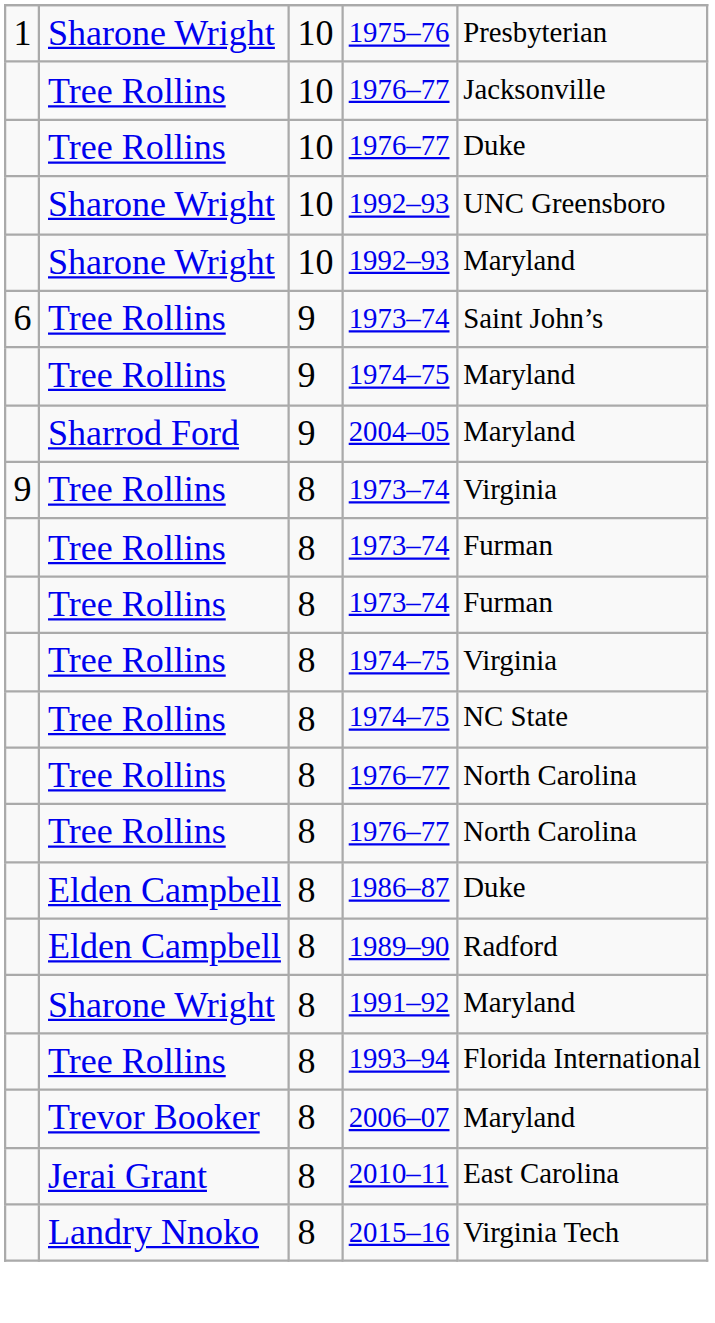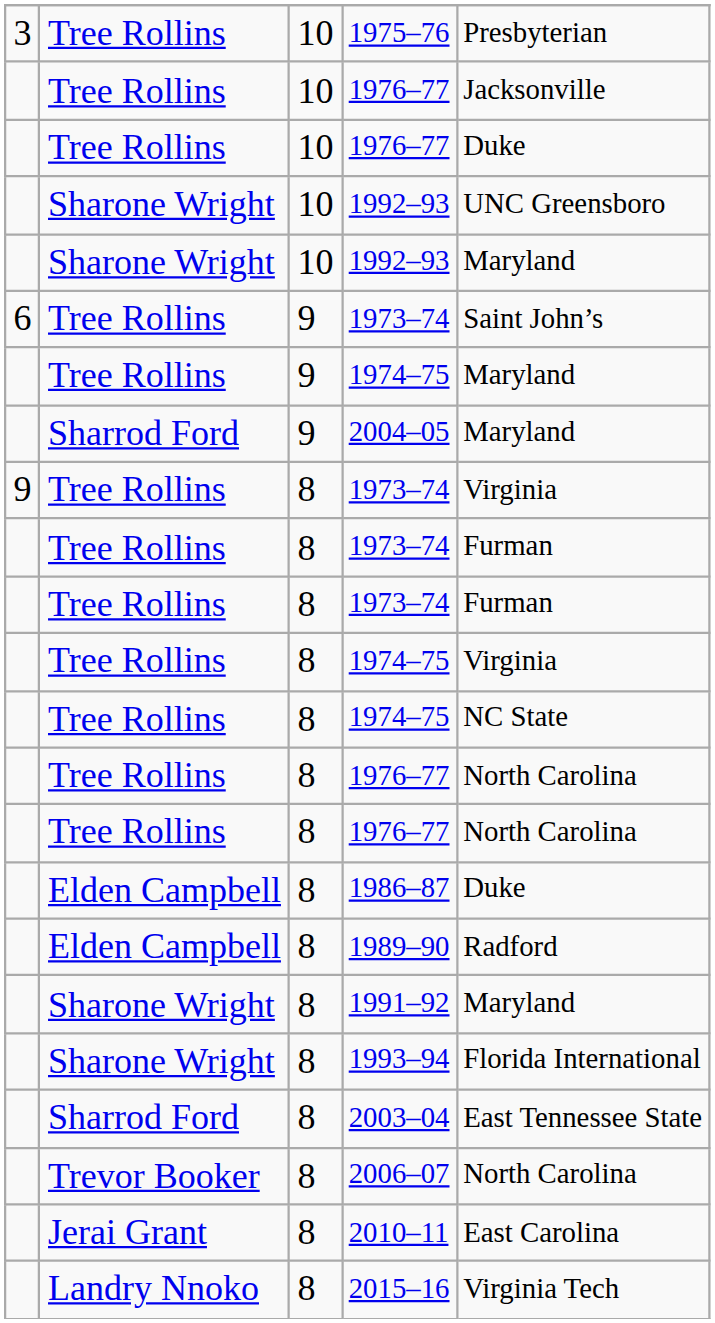(22, 33) 1 -> (22, 33) 3
(161, 33) Sharone Wright -> (137, 33) Tree Rollins
(137, 1060) Tree Rollins -> (161, 1060) Sharone Wright
+ row: (307, 1117)
(519, 1117) Maryland -> (550, 1174) North Carolina
